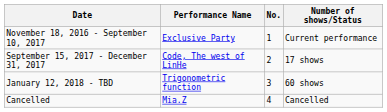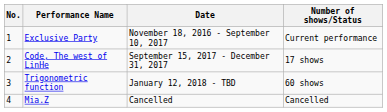columns swapped: (274, 16) <-> (82, 16)
